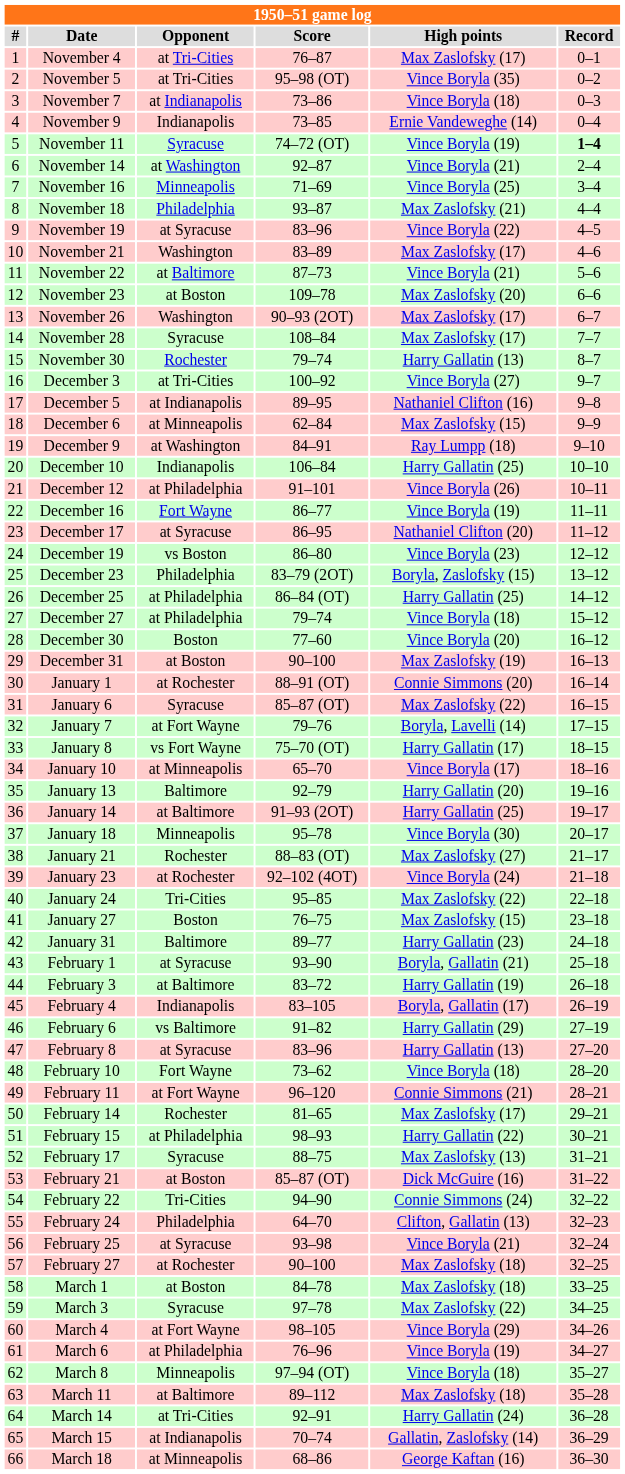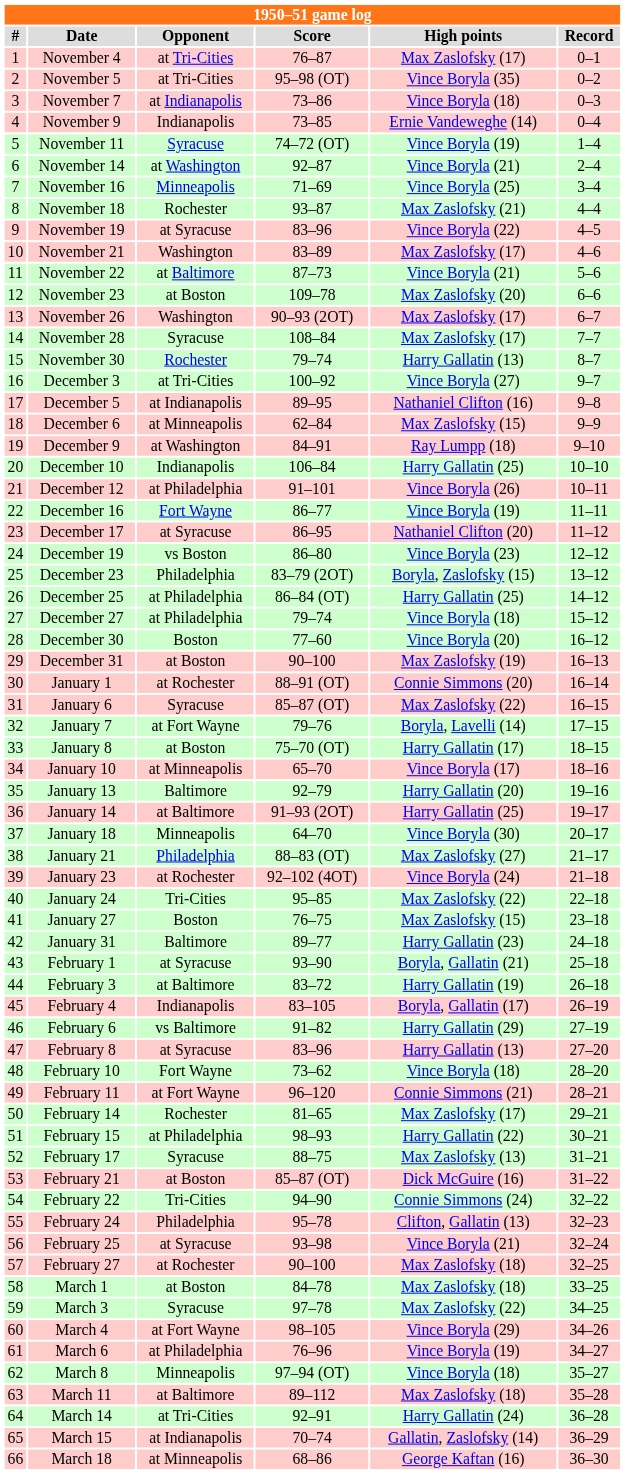(589, 144) bold -> (589, 144) normal
(196, 208) Philadelphia -> (196, 208) Rochester
(196, 747) vs Fort Wayne -> (196, 747) at Boston
(312, 834) 95–78 -> (312, 834) 64–70
(196, 855) Rochester -> (196, 855) Philadelphia
(312, 1222) 64–70 -> (312, 1222) 95–78
